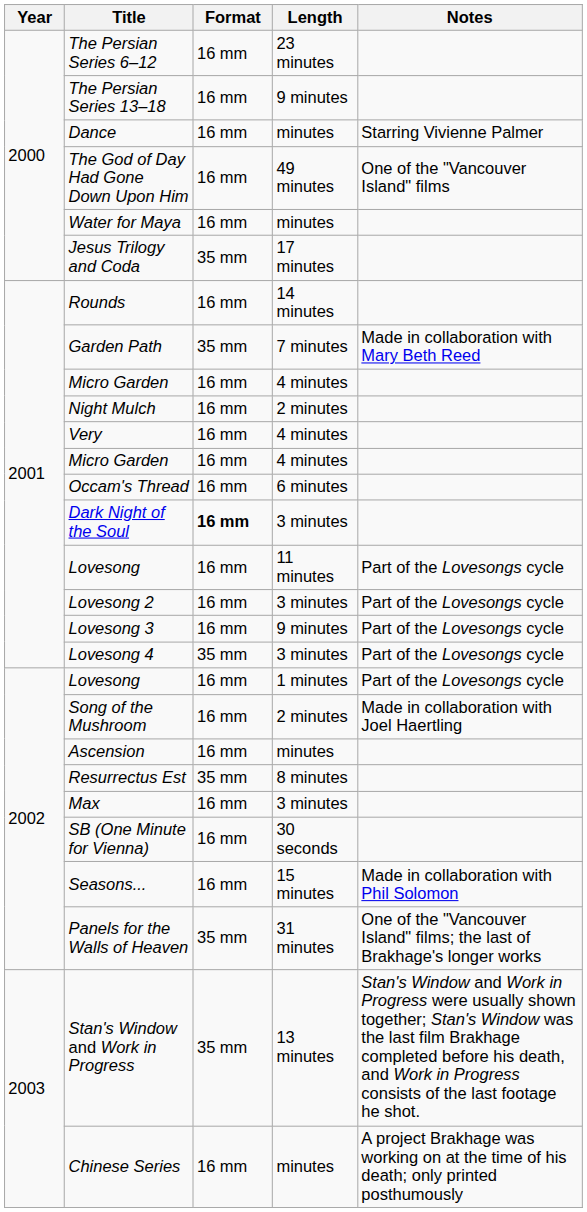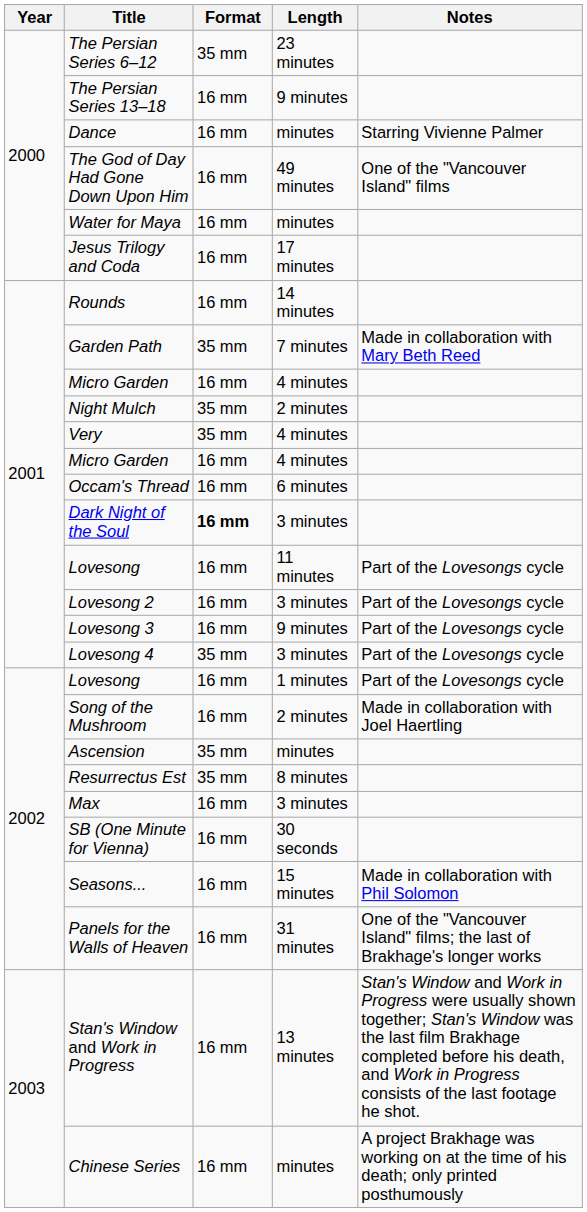(222, 52) 16 mm -> (222, 52) 35 mm
(222, 257) 35 mm -> (222, 257) 16 mm
(222, 408) 16 mm -> (222, 408) 35 mm
(222, 434) 16 mm -> (222, 434) 35 mm
(222, 751) 16 mm -> (222, 751) 35 mm
(222, 938) 35 mm -> (222, 938) 16 mm
(222, 1047) 35 mm -> (222, 1047) 16 mm
